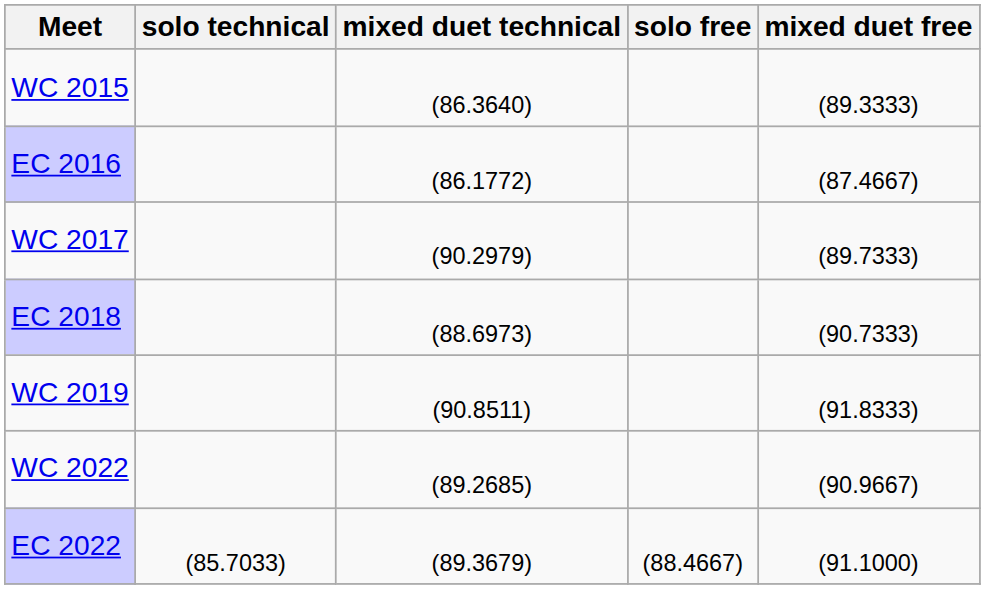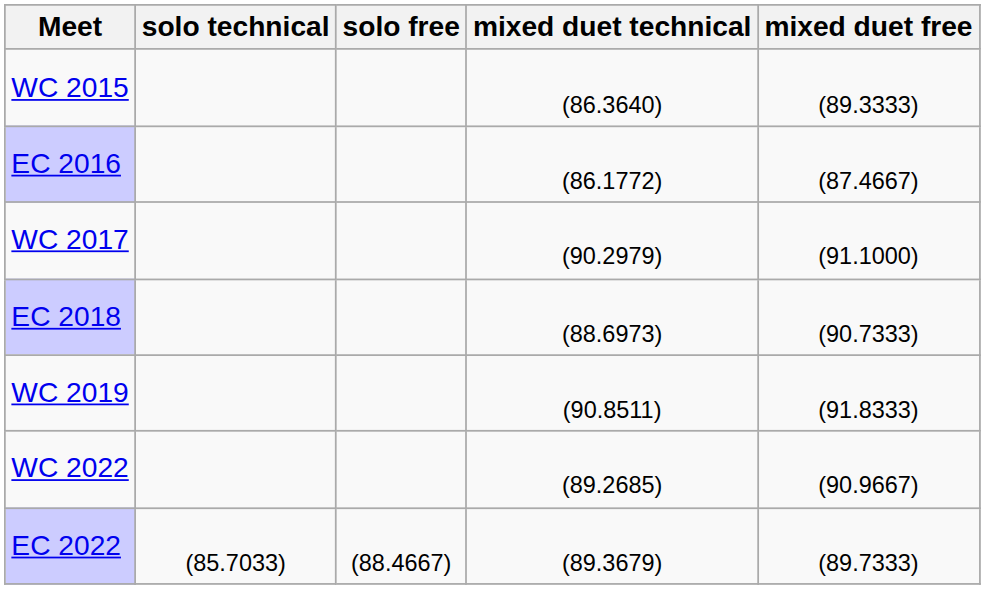columns swapped: (693, 26) <-> (482, 26)
(868, 257) (89.7333) -> (868, 257) (91.1000)
(868, 562) (91.1000) -> (868, 562) (89.7333)
